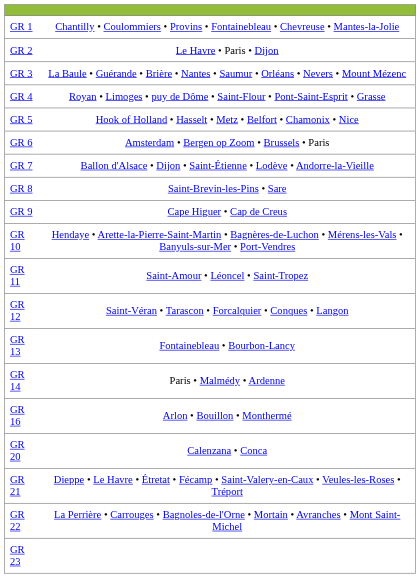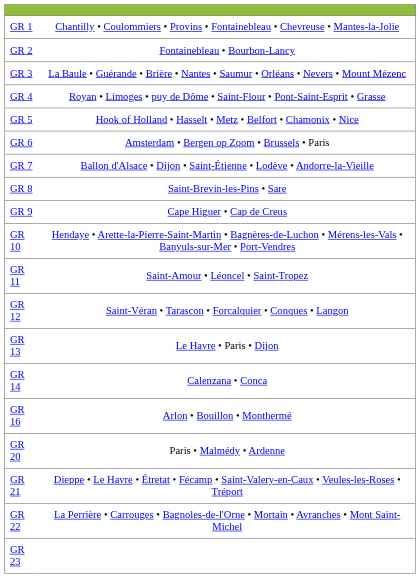(227, 50) Le Havre • Paris • Dijon -> (227, 50) Fontainebleau • Bourbon-Lancy
(227, 346) Fontainebleau • Bourbon-Lancy -> (227, 346) Le Havre • Paris • Dijon
(227, 381) Paris • Malmédy • Ardenne -> (227, 381) Calenzana • Conca
(227, 450) Calenzana • Conca -> (227, 450) Paris • Malmédy • Ardenne
